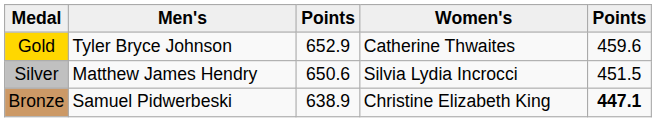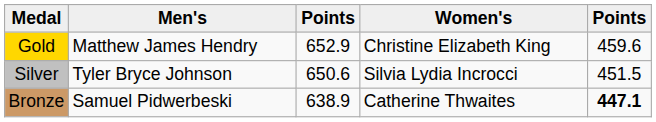(152, 46) Tyler Bryce Johnson -> (165, 46) Matthew James Hendry
(439, 46) Catherine Thwaites -> (457, 46) Christine Elizabeth King
(165, 74) Matthew James Hendry -> (152, 74) Tyler Bryce Johnson
(457, 102) Christine Elizabeth King -> (439, 102) Catherine Thwaites
